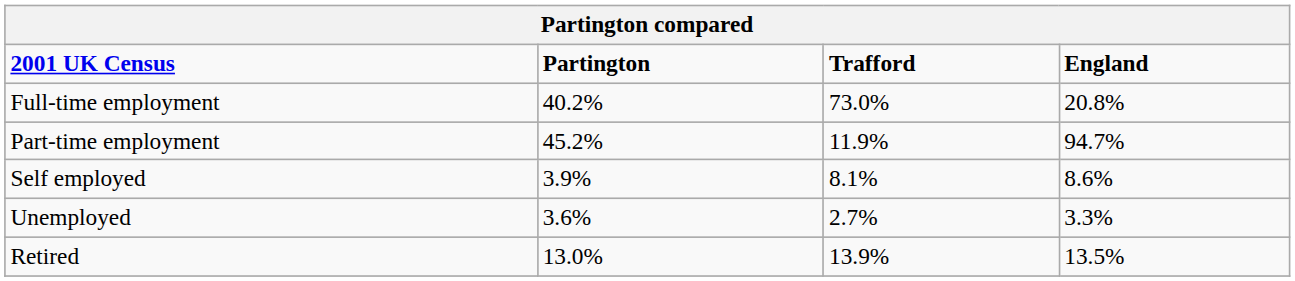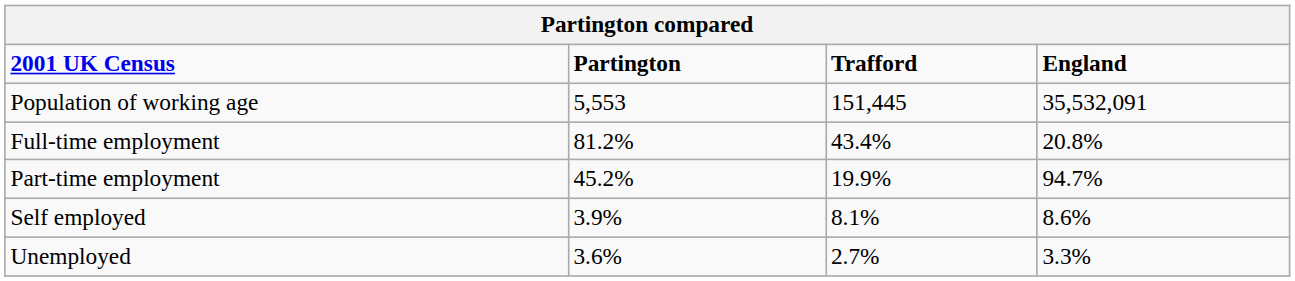+ row: (134, 102)
(573, 102) 40.2% -> (604, 140) 81.2%
(859, 102) 73.0% -> (861, 140) 43.4%
(859, 140) 11.9% -> (861, 178) 19.9%
- row: (45, 255)
